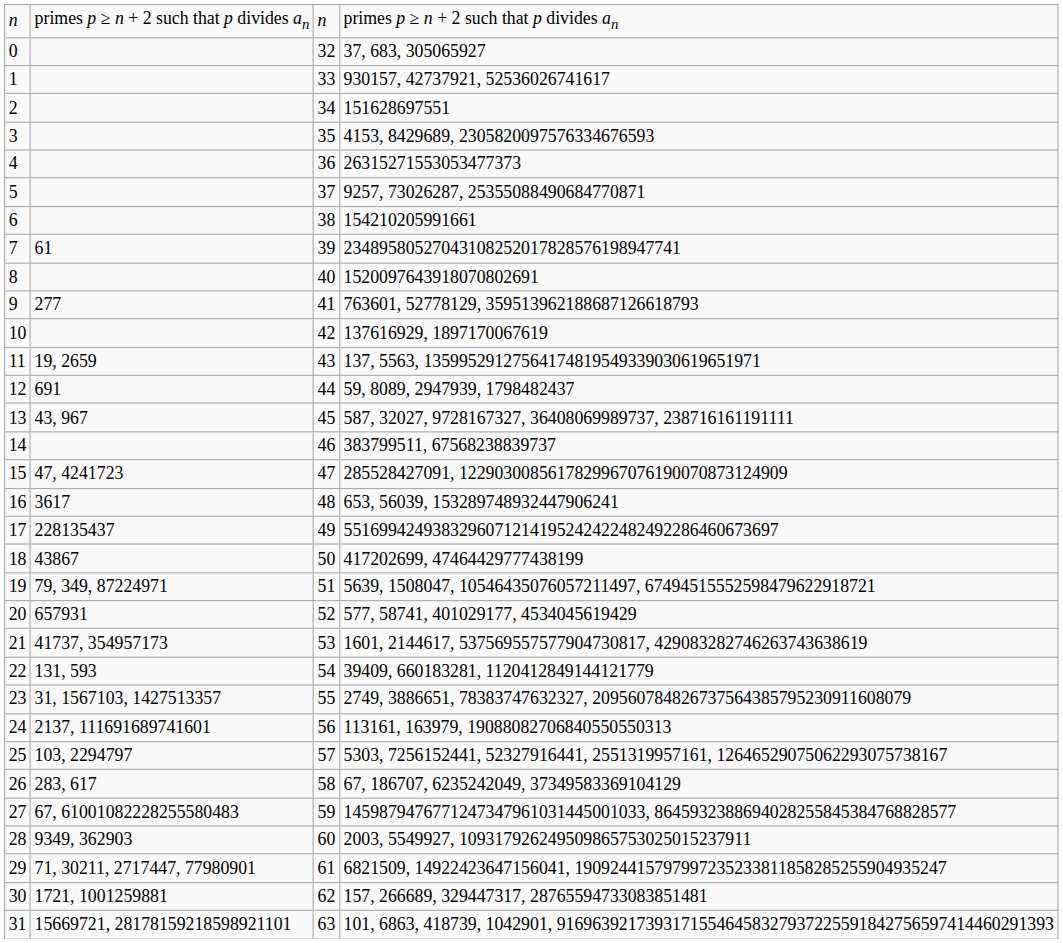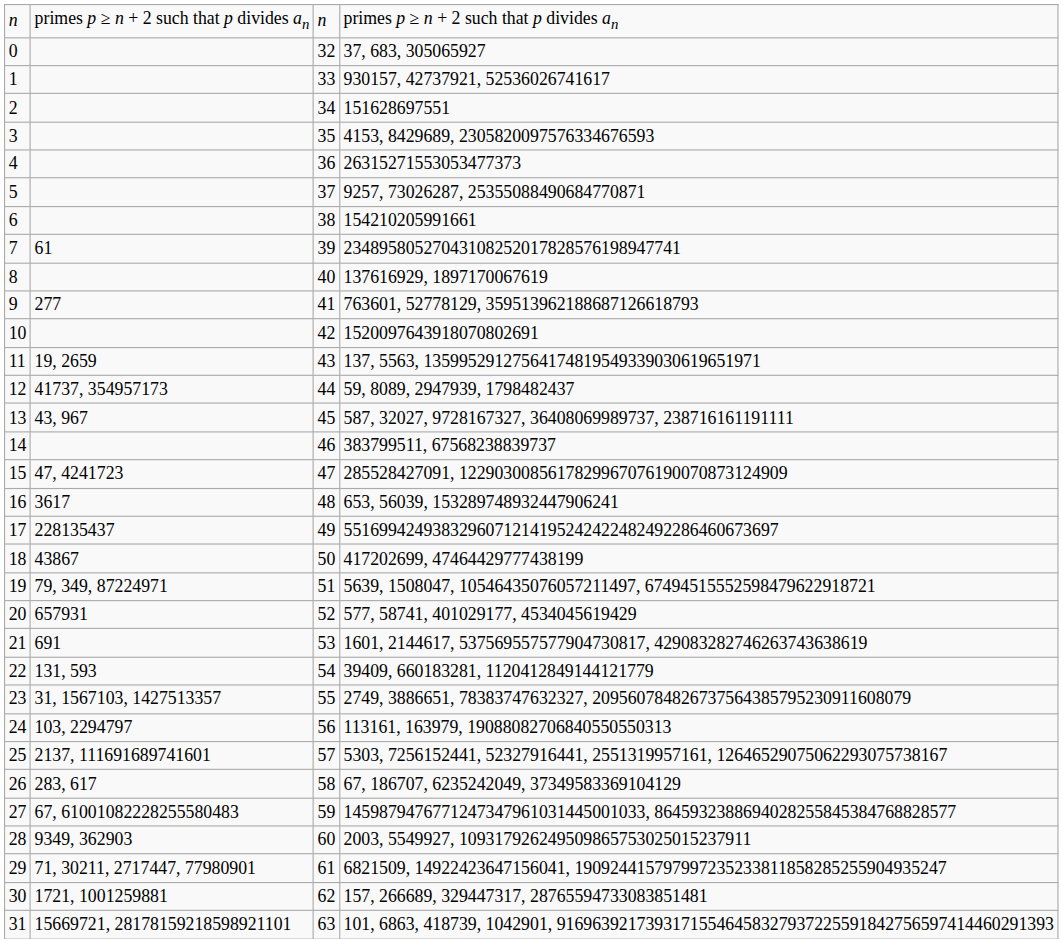(441, 276) 1520097643918070802691 -> (446, 276) 137616929, 1897170067619
(446, 333) 137616929, 1897170067619 -> (441, 333) 1520097643918070802691
(48, 389) 691 -> (101, 389) 41737, 354957173
(101, 642) 41737, 354957173 -> (48, 642) 691
(123, 727) 2137, 111691689741601 -> (83, 727) 103, 2294797
(83, 755) 103, 2294797 -> (123, 755) 2137, 111691689741601
